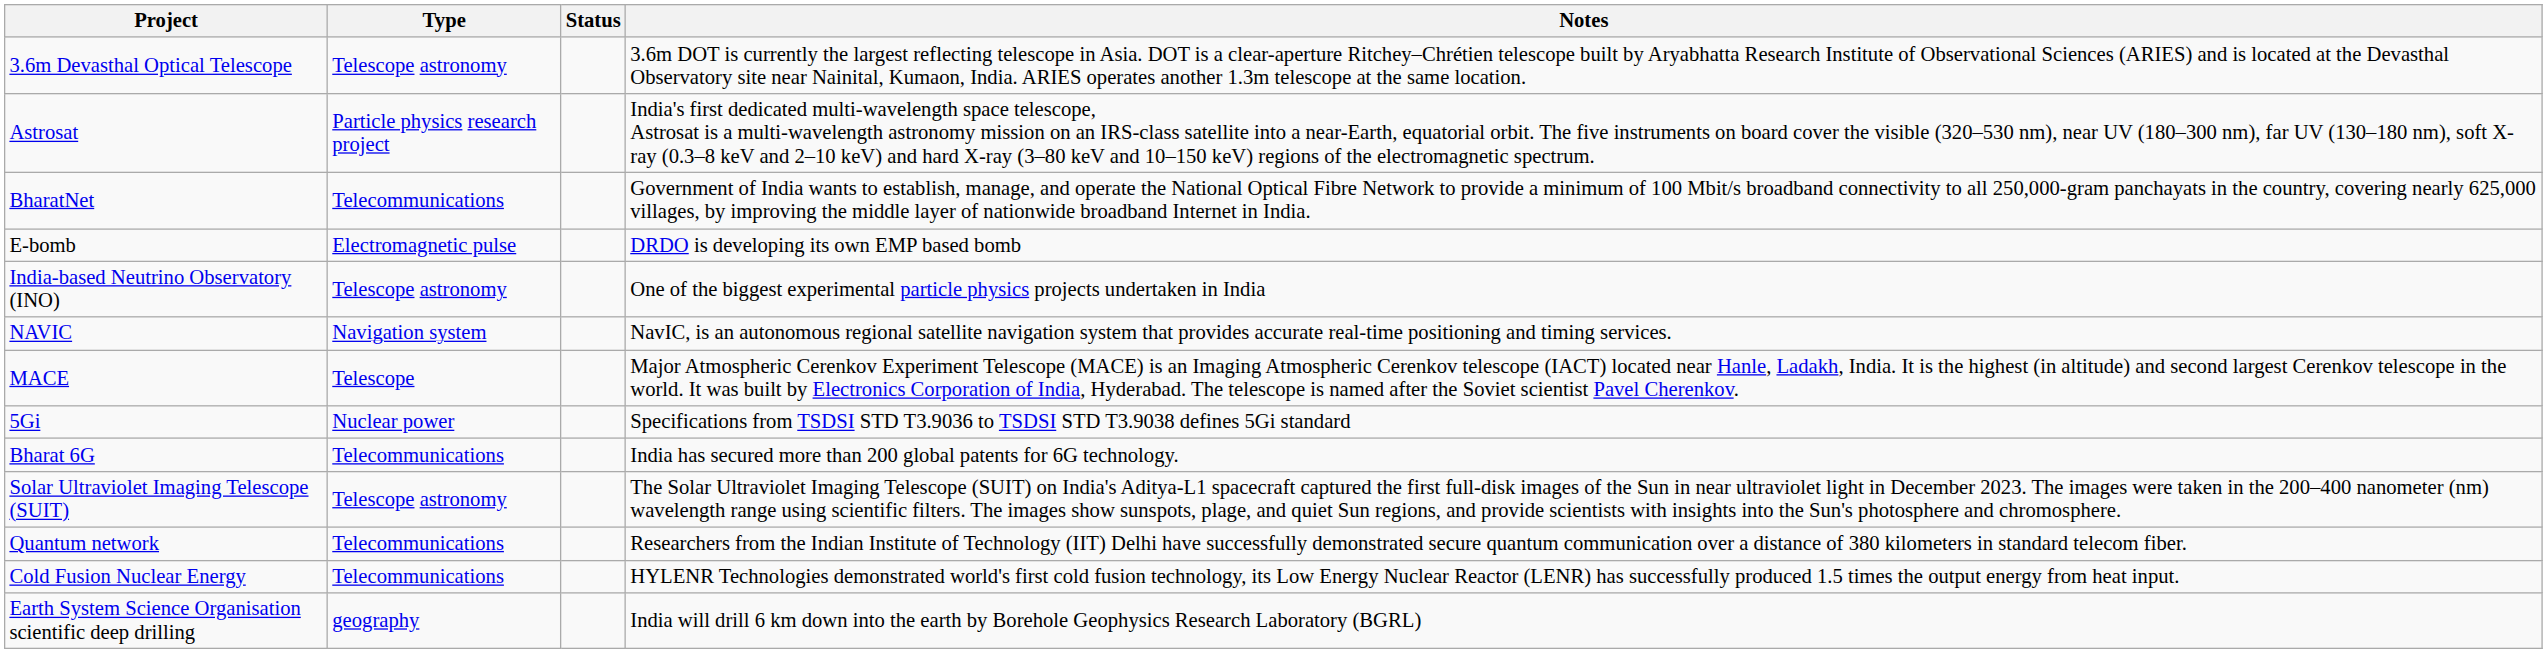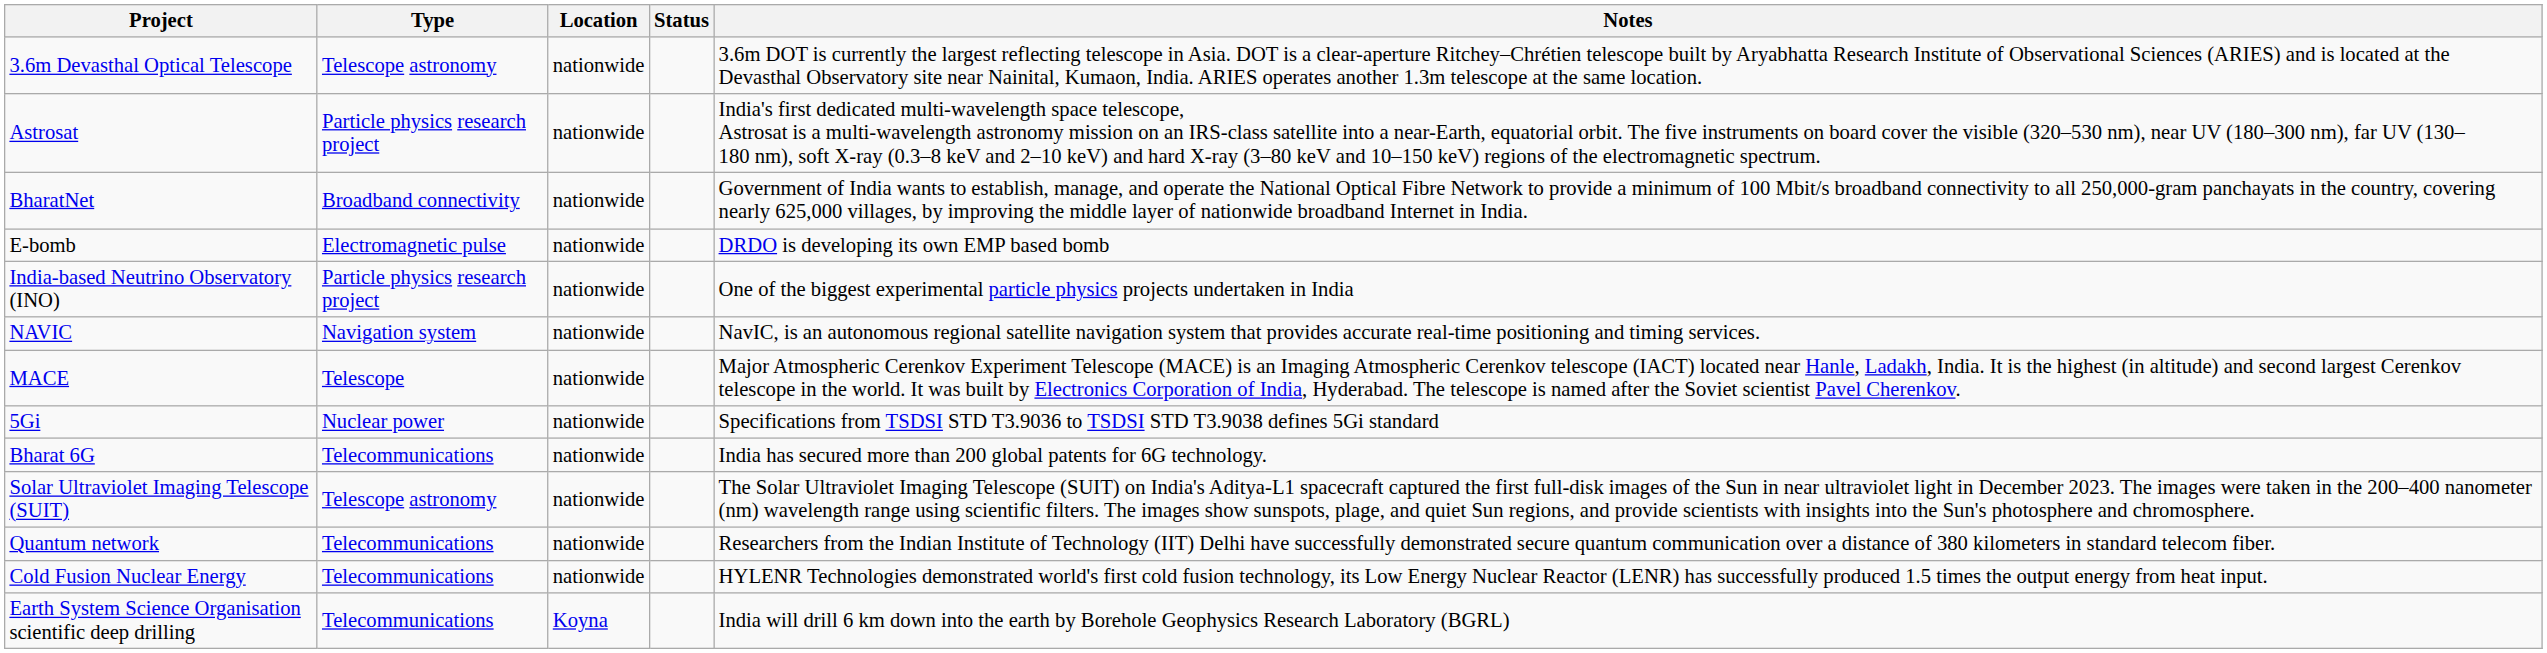+ column: (599, 20)
(418, 200) Telecommunications -> (421, 200) Broadband connectivity
(420, 289) Telescope astronomy -> (424, 289) Particle physics research project
(376, 620) geography -> (408, 620) Telecommunications
